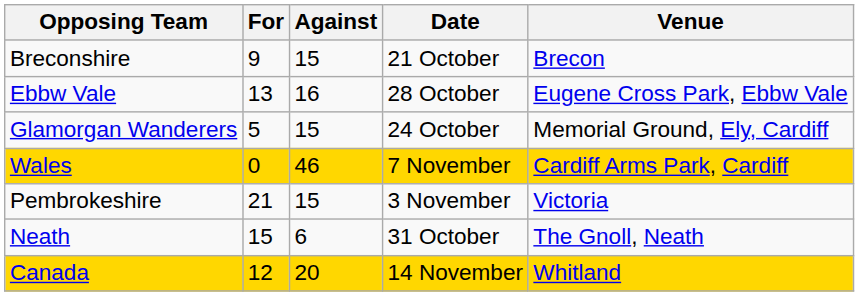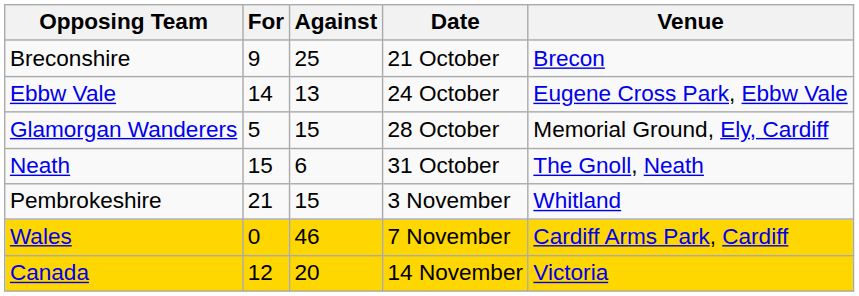(307, 58) 15 -> (307, 58) 25
(260, 93) 13 -> (260, 93) 14
(307, 93) 16 -> (307, 93) 13
(443, 93) 28 October -> (443, 93) 24 October
(443, 129) 24 October -> (443, 129) 28 October
rows swapped: (40, 237) <-> (41, 165)
(571, 201) Victoria -> (577, 201) Whitland
(577, 272) Whitland -> (571, 272) Victoria
